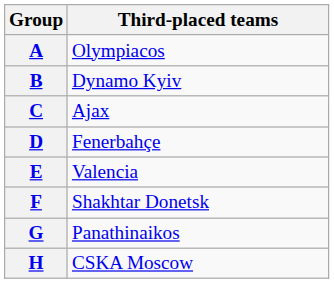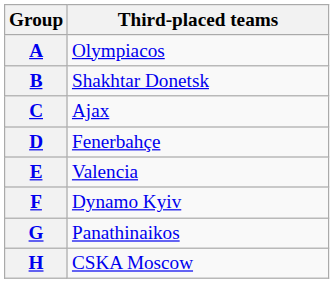(127, 80) Dynamo Kyiv -> (140, 80) Shakhtar Donetsk
(140, 202) Shakhtar Donetsk -> (127, 202) Dynamo Kyiv
